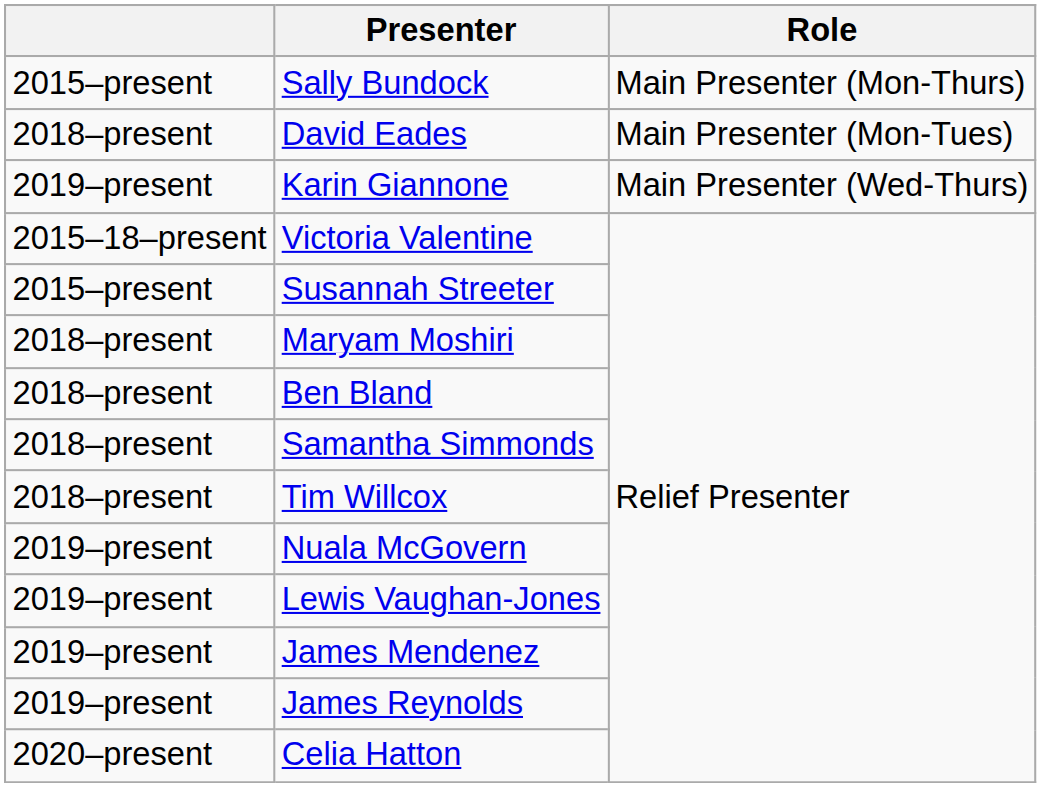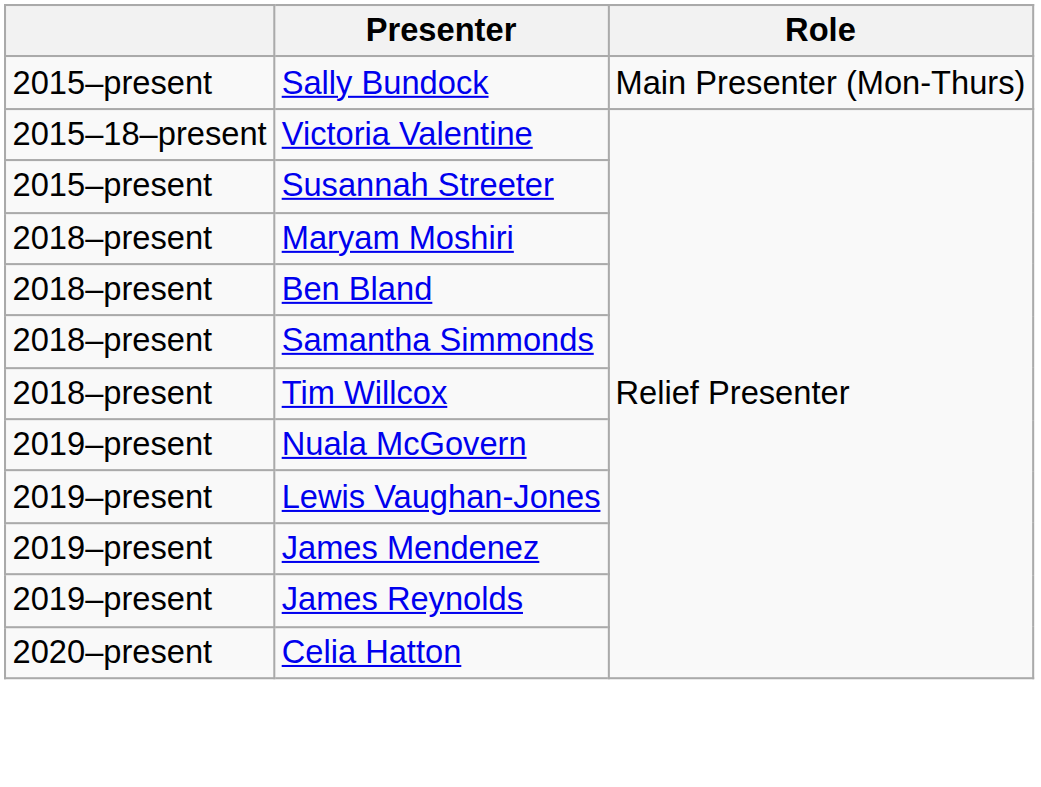- row: (374, 133)
- row: (395, 185)
